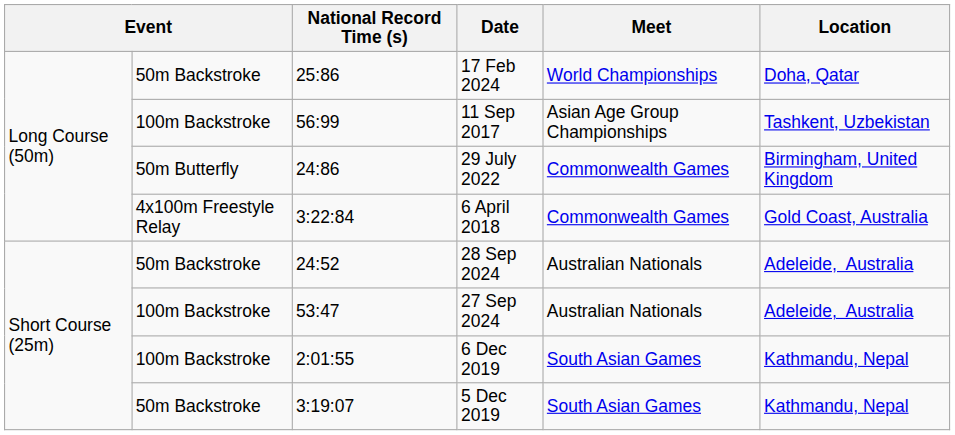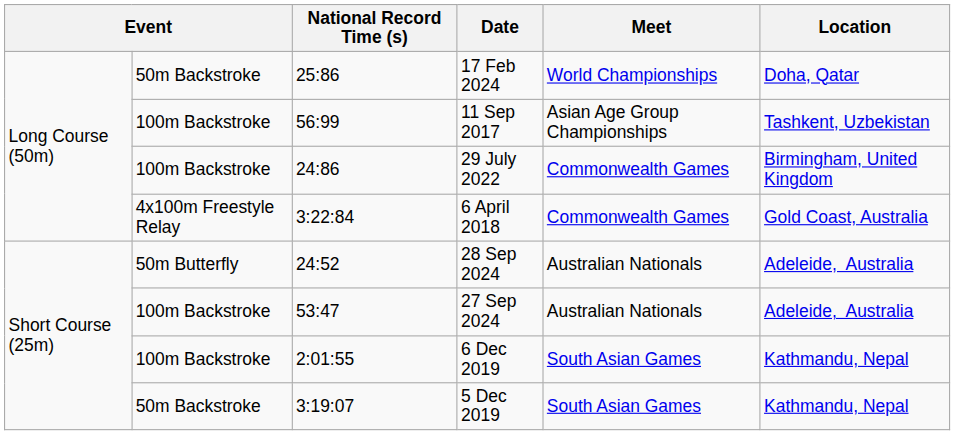(187, 169) 50m Butterfly -> (203, 169) 100m Backstroke
(198, 264) 50m Backstroke -> (187, 264) 50m Butterfly
